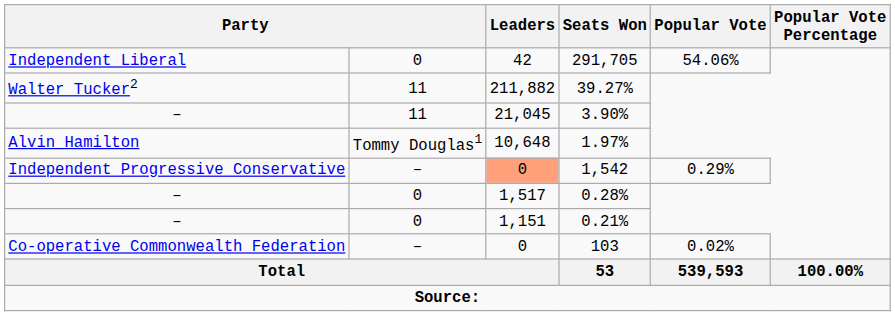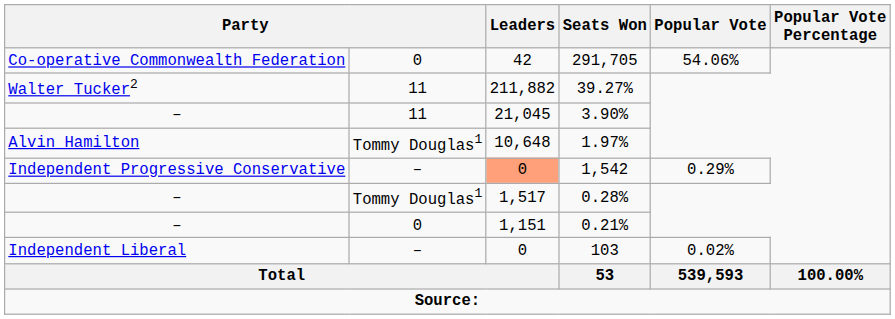(97, 61) Independent Liberal -> (177, 61) Co-operative Commonwealth Federation
(418, 196) 0 -> (418, 198) Tommy Douglas1
(177, 247) Co-operative Commonwealth Federation -> (97, 251) Independent Liberal
